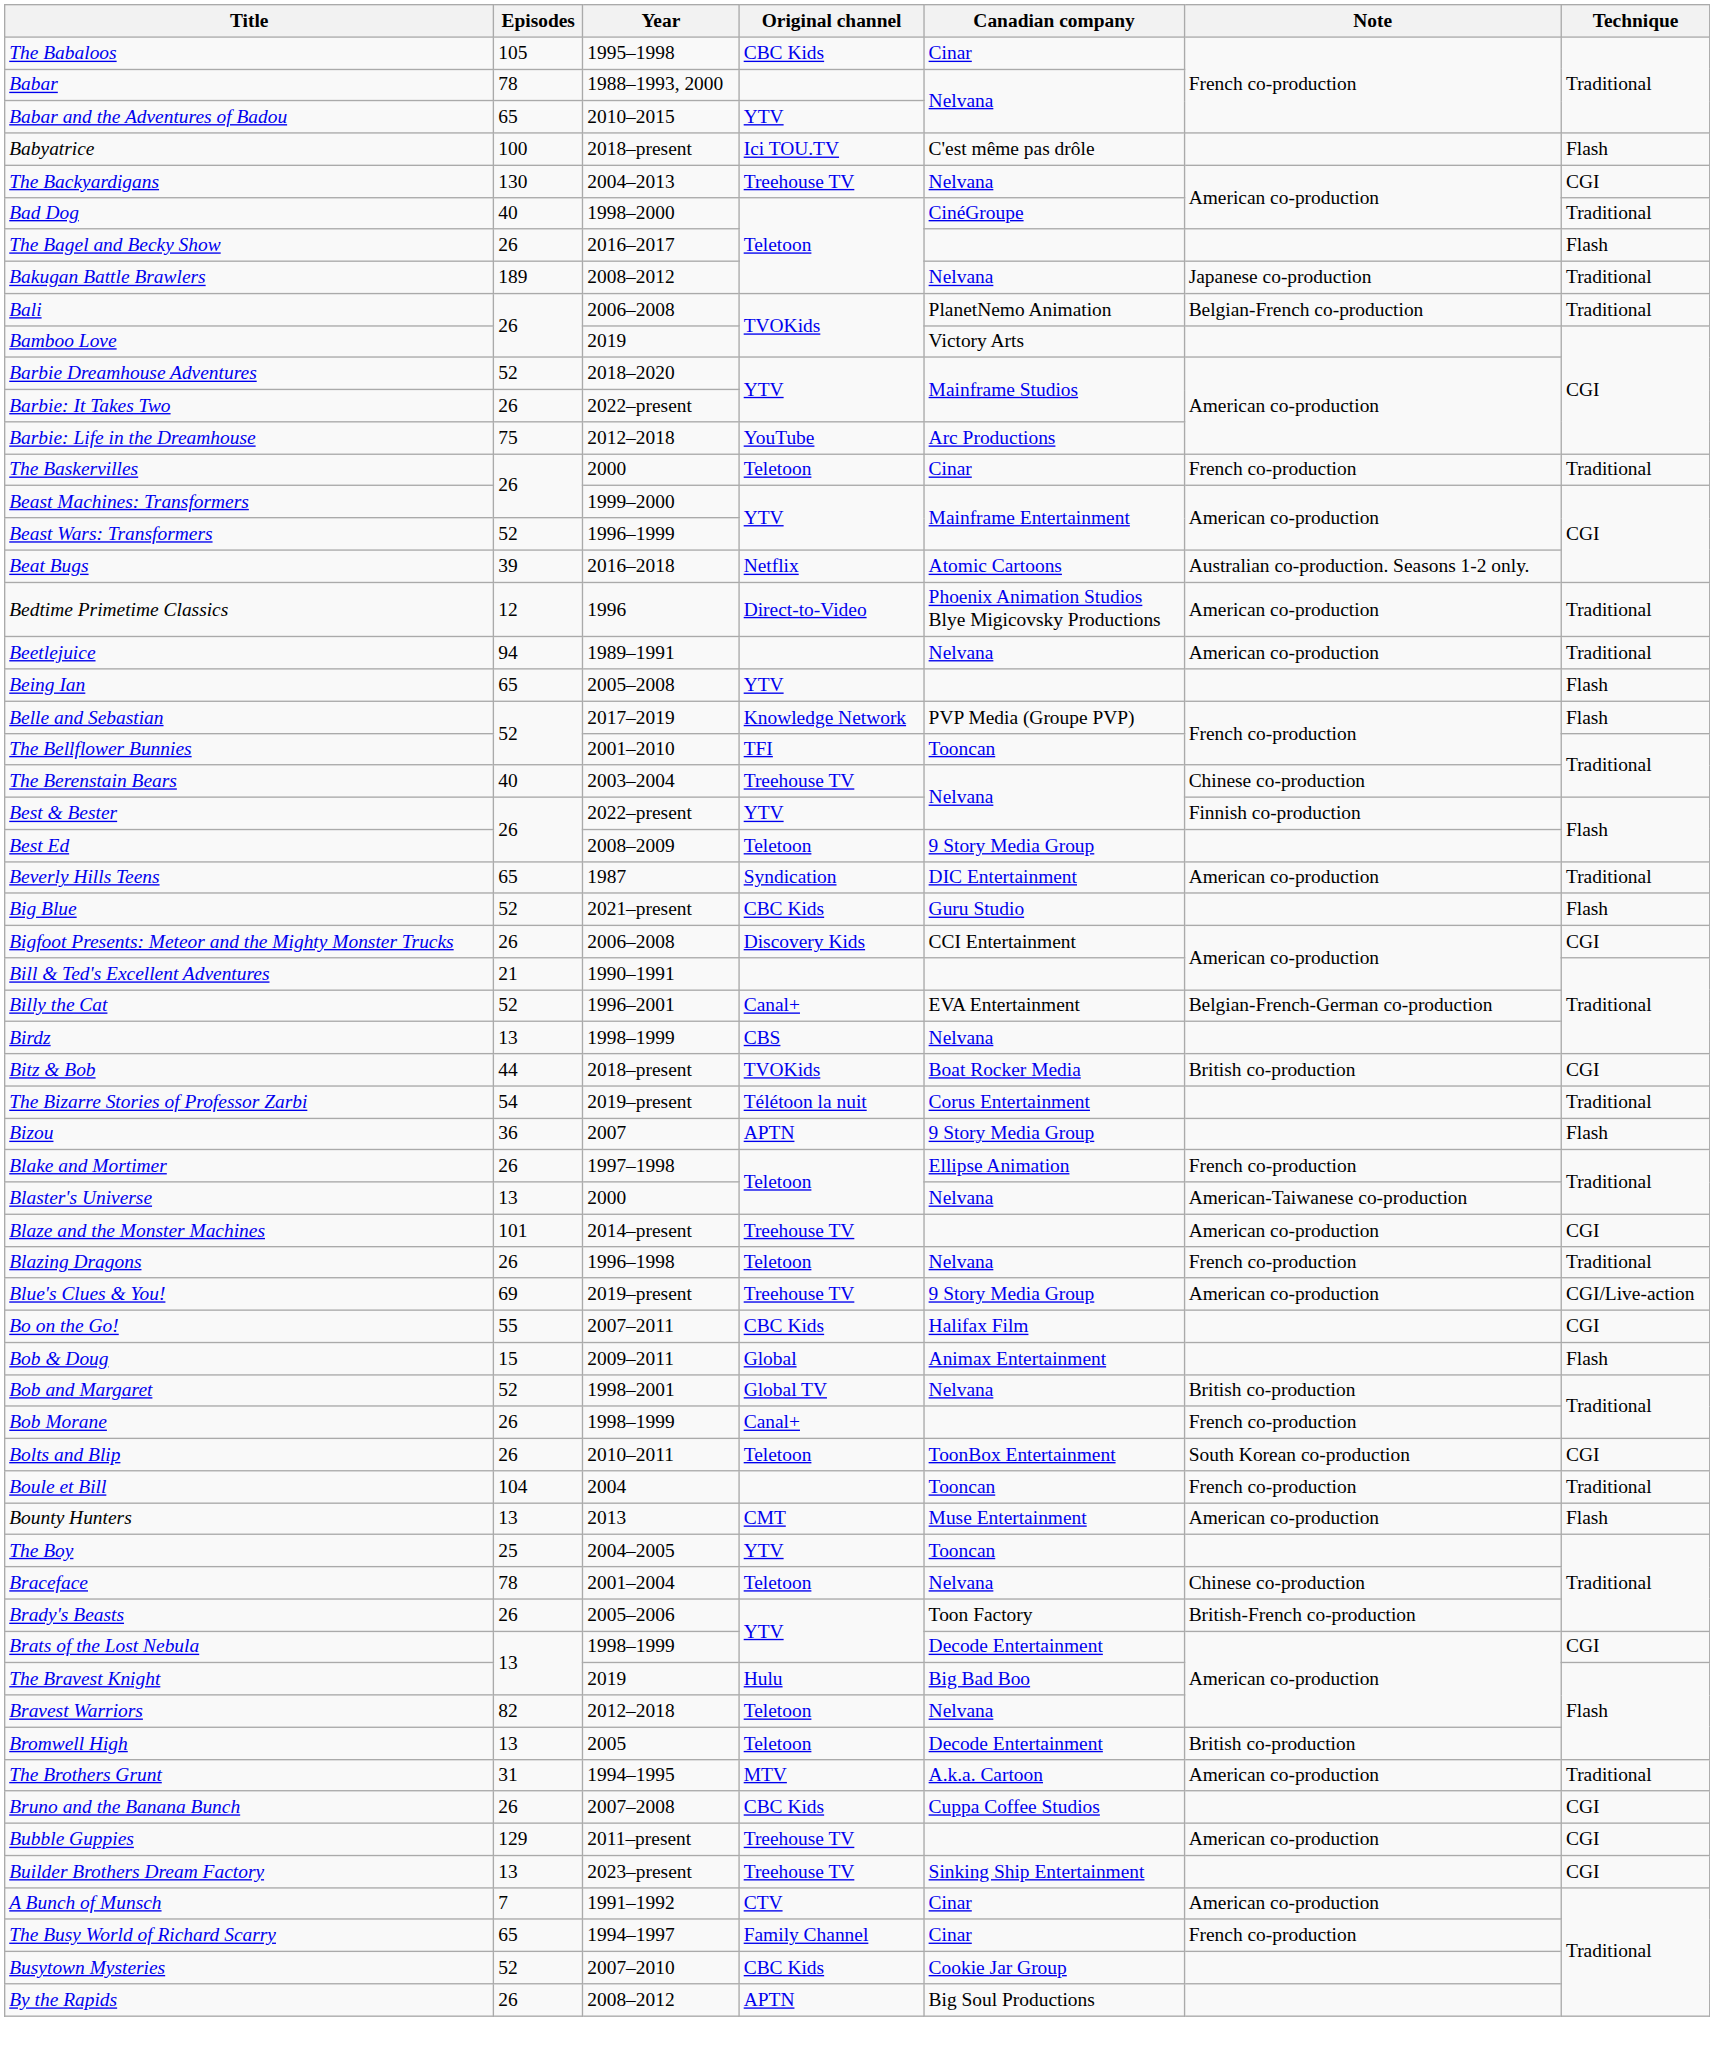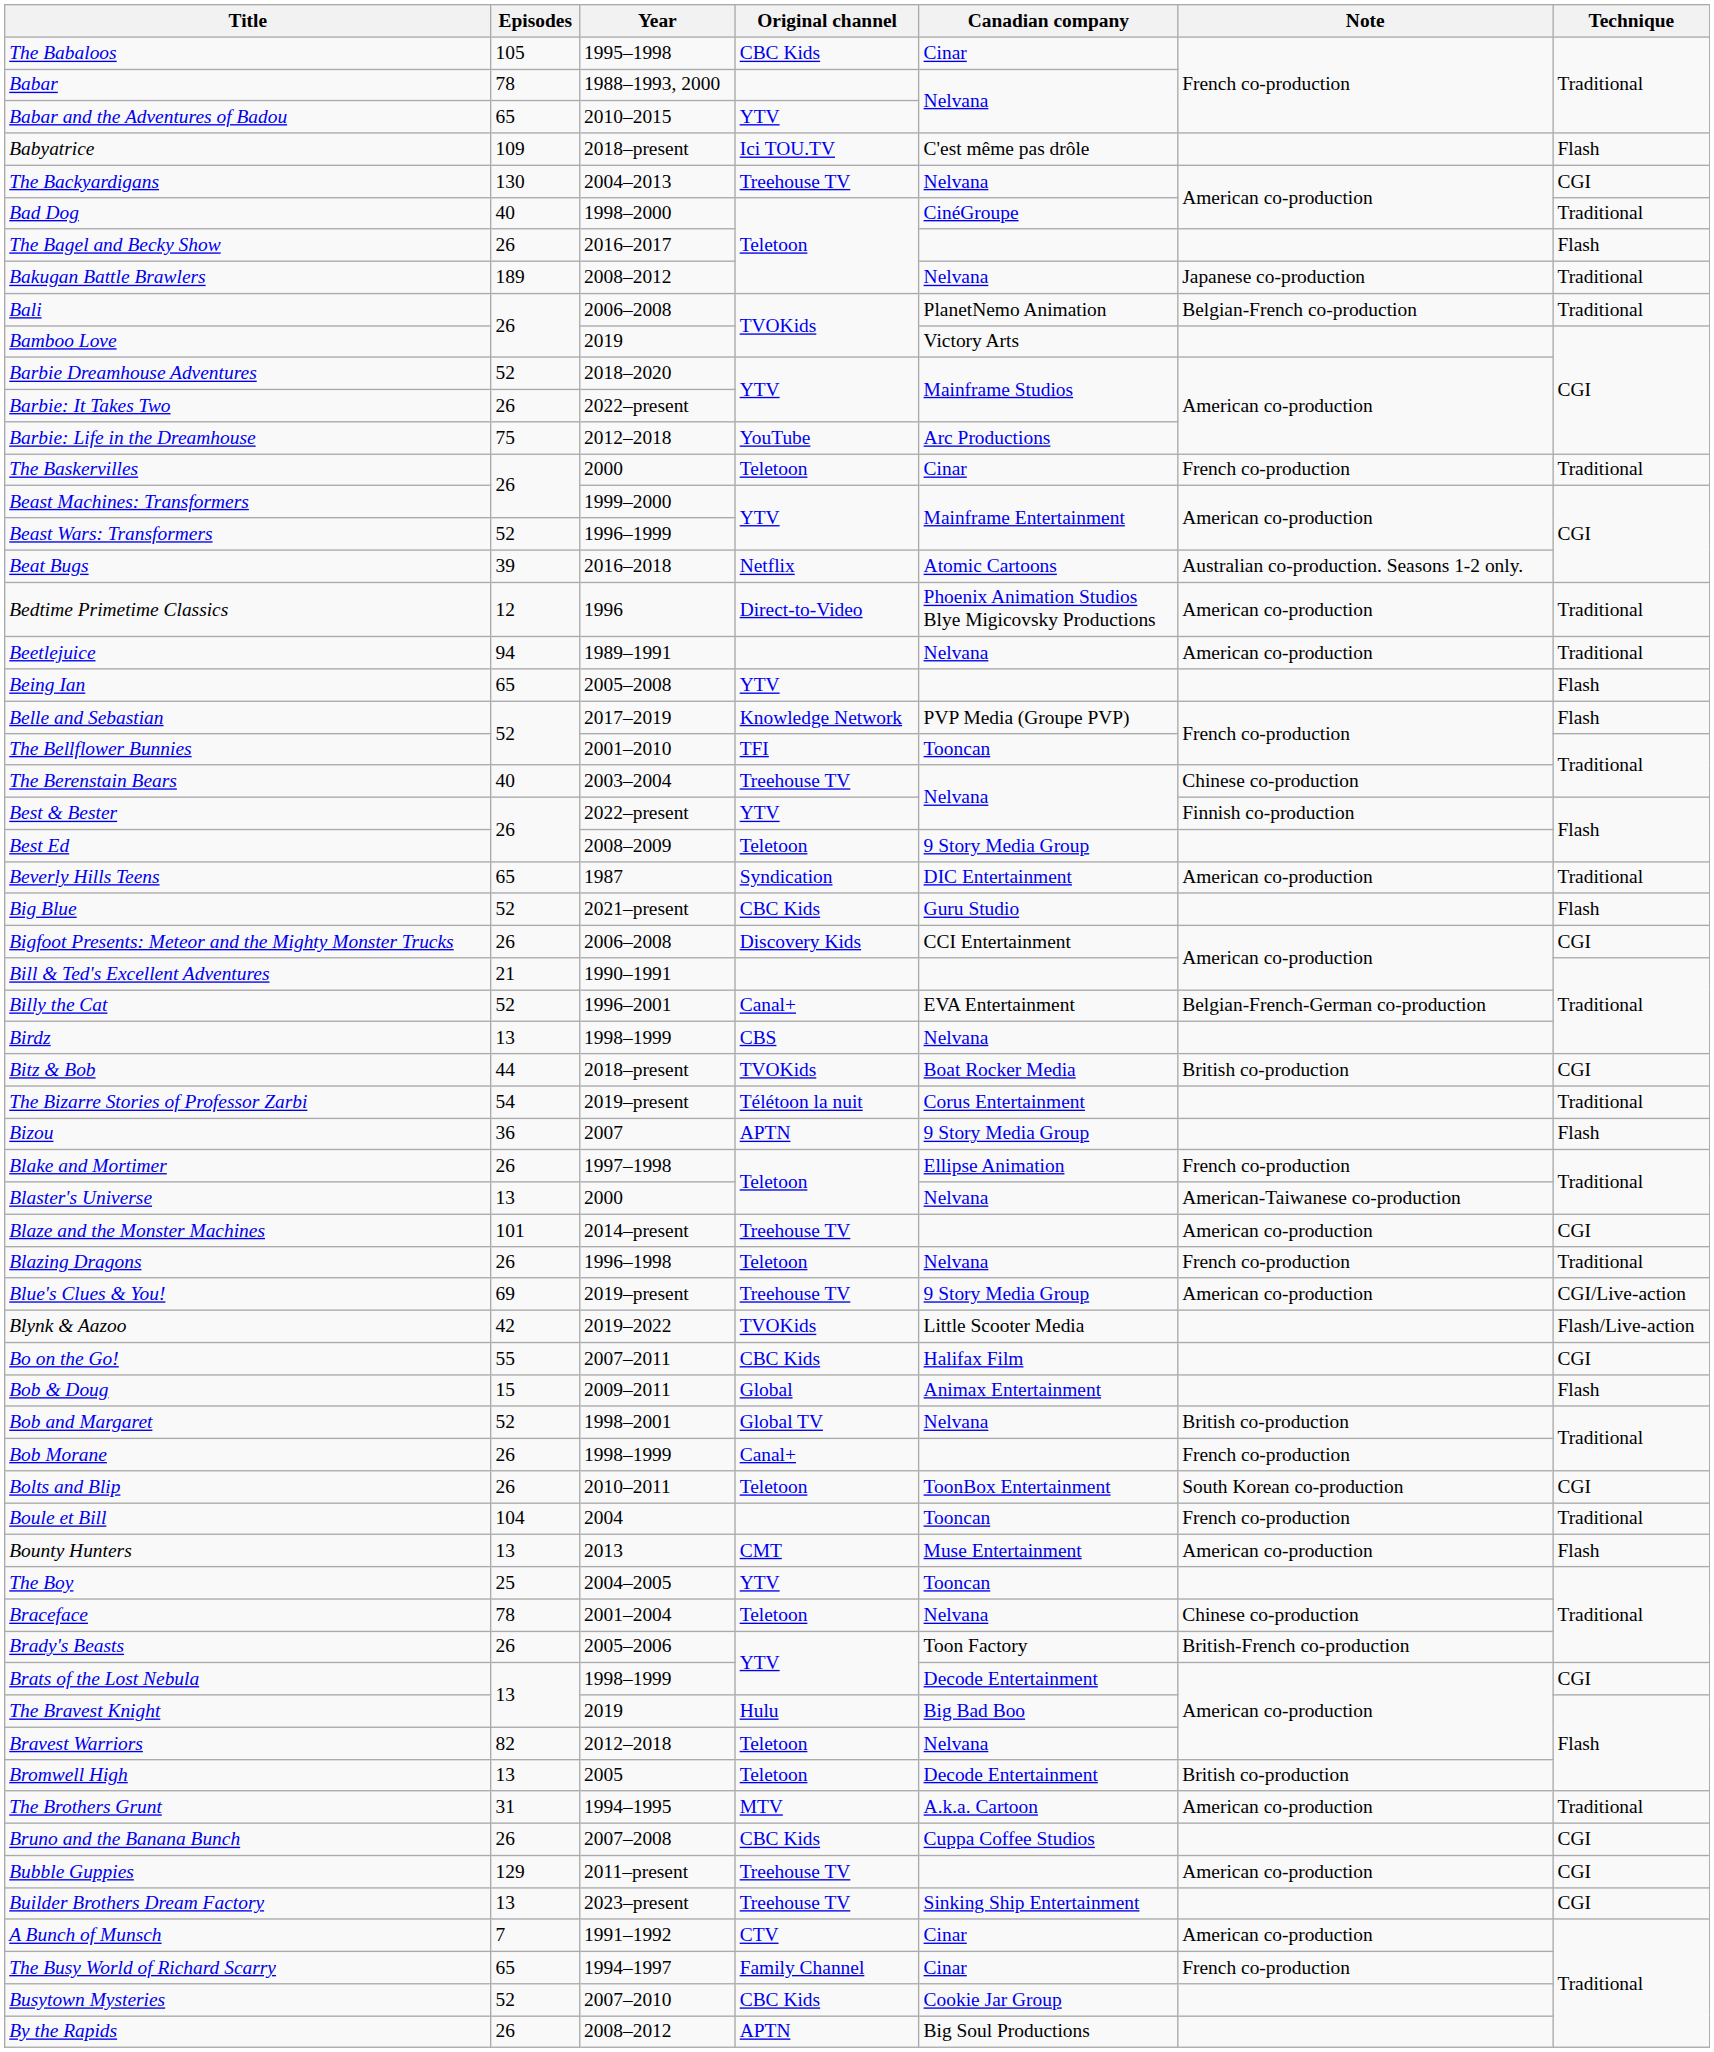(513, 149) 100 -> (510, 149) 109
+ row: (68, 1326)
